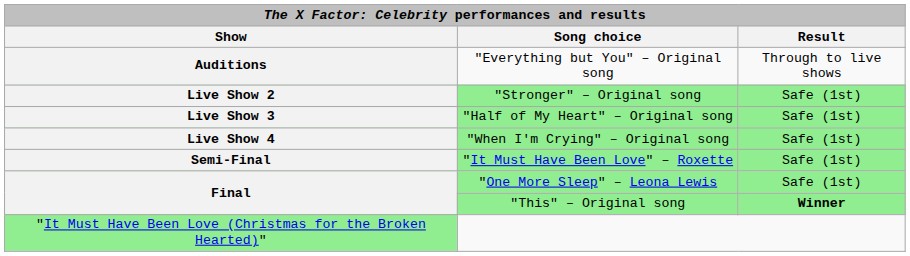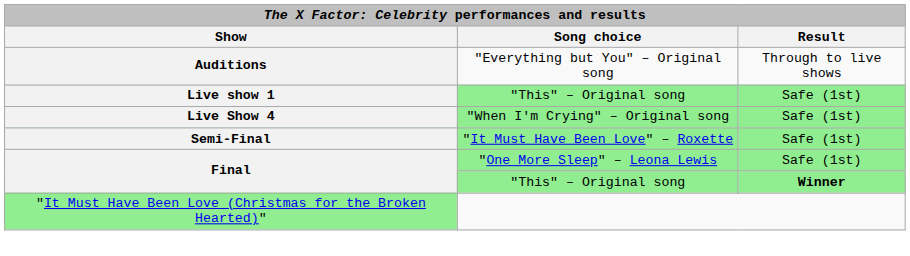+ row: (231, 95)
- row: (231, 95)
- row: (231, 117)
